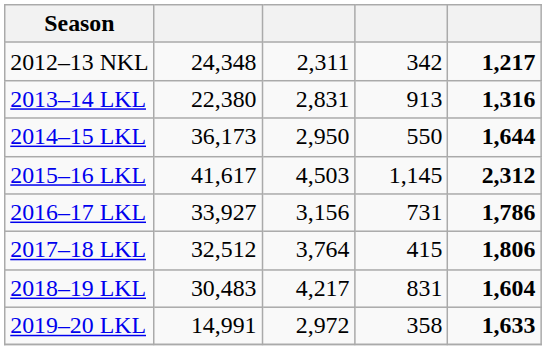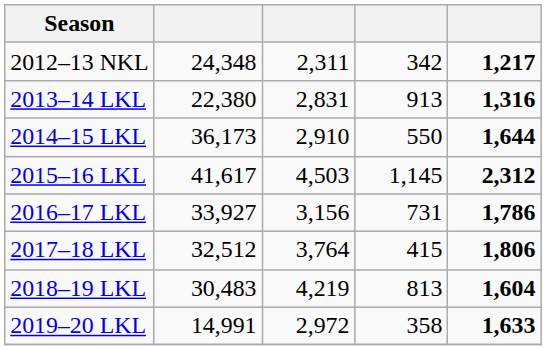(323, 136) 2,950 -> (323, 136) 2,910
(323, 288) 4,217 -> (323, 288) 4,219
(424, 288) 831 -> (424, 288) 813
